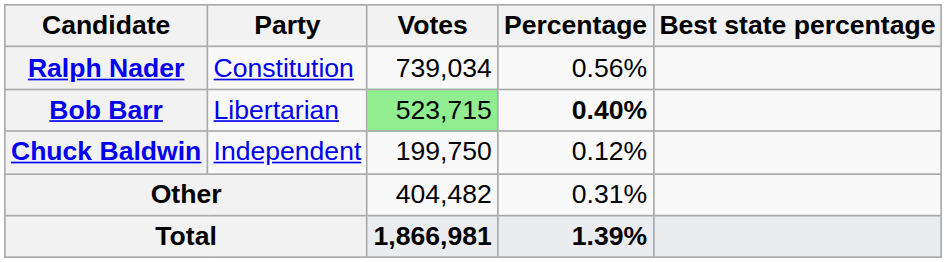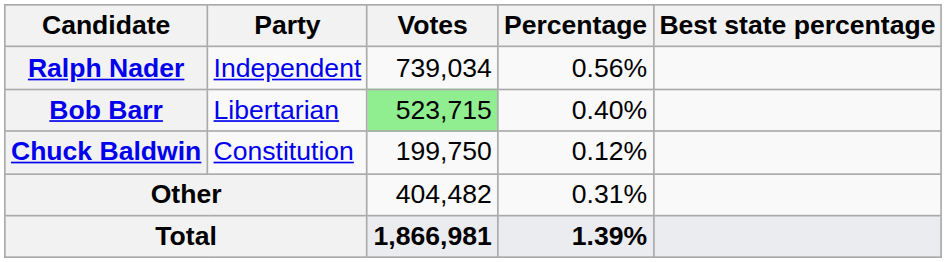(284, 67) Constitution -> (287, 67) Independent
(609, 109) bold -> (609, 109) normal
(287, 151) Independent -> (284, 151) Constitution
